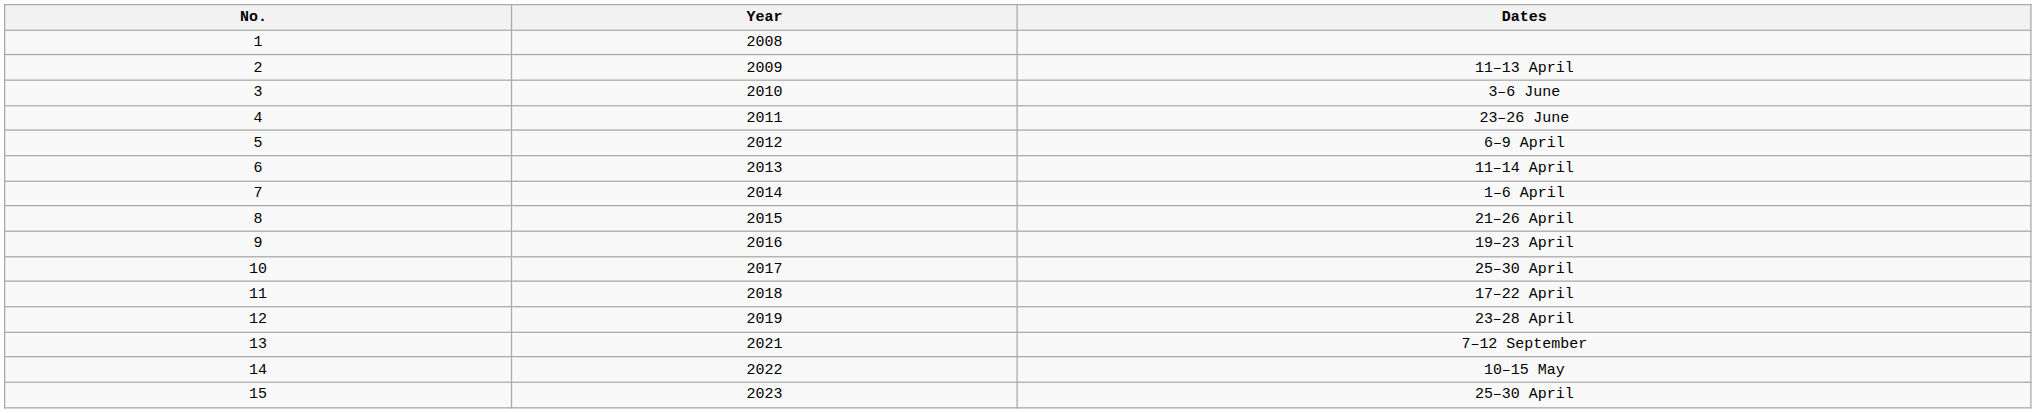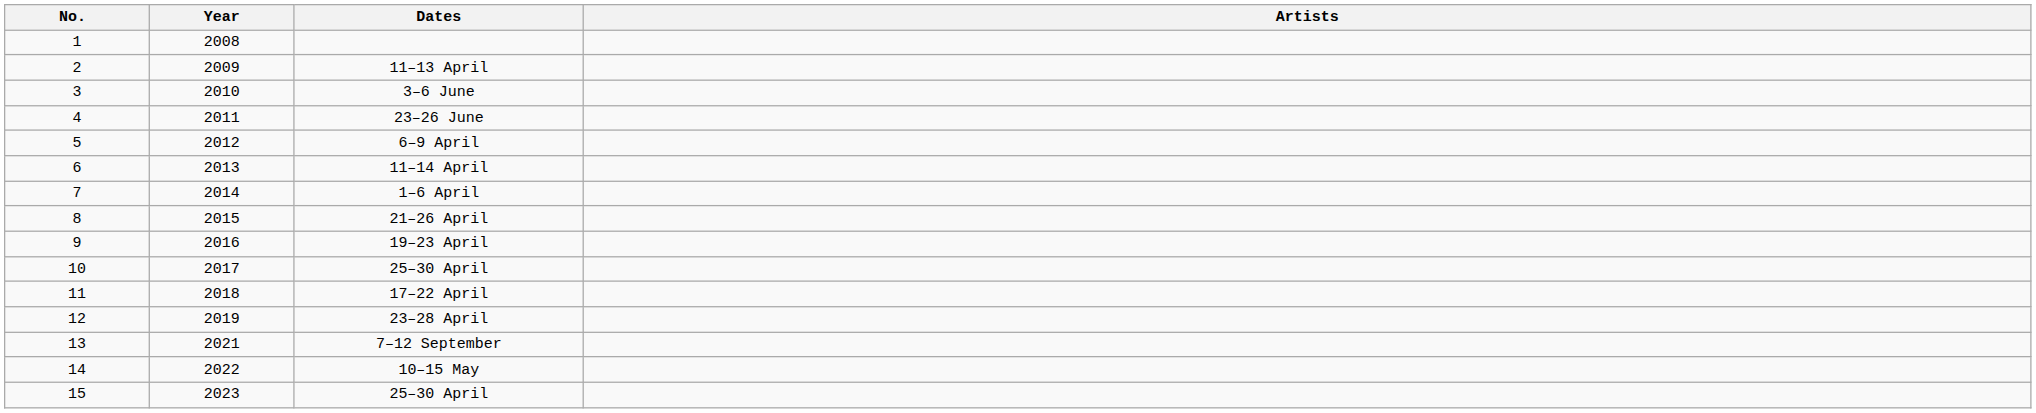+ column: (1307, 17)
